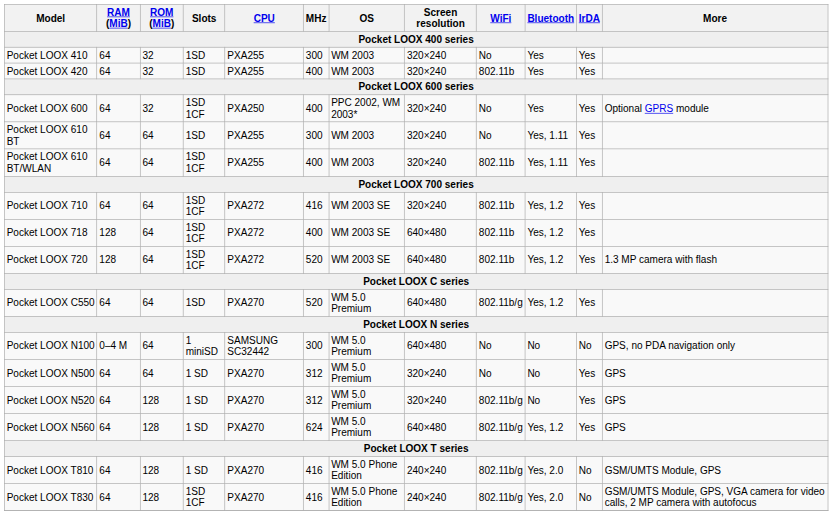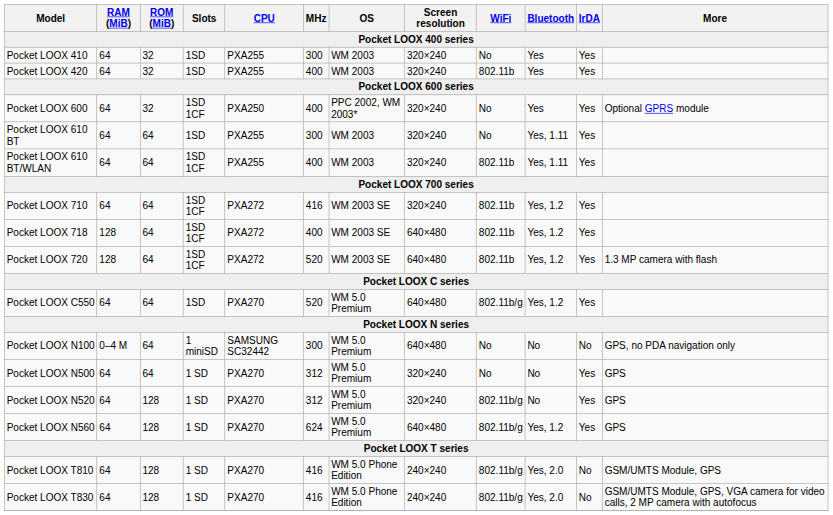(195, 497) 1SD 1CF -> (197, 497) 1 SD
